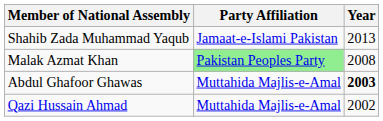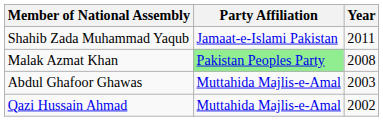(361, 37) 2013 -> (361, 37) 2011
(361, 82) bold -> (361, 82) normal
